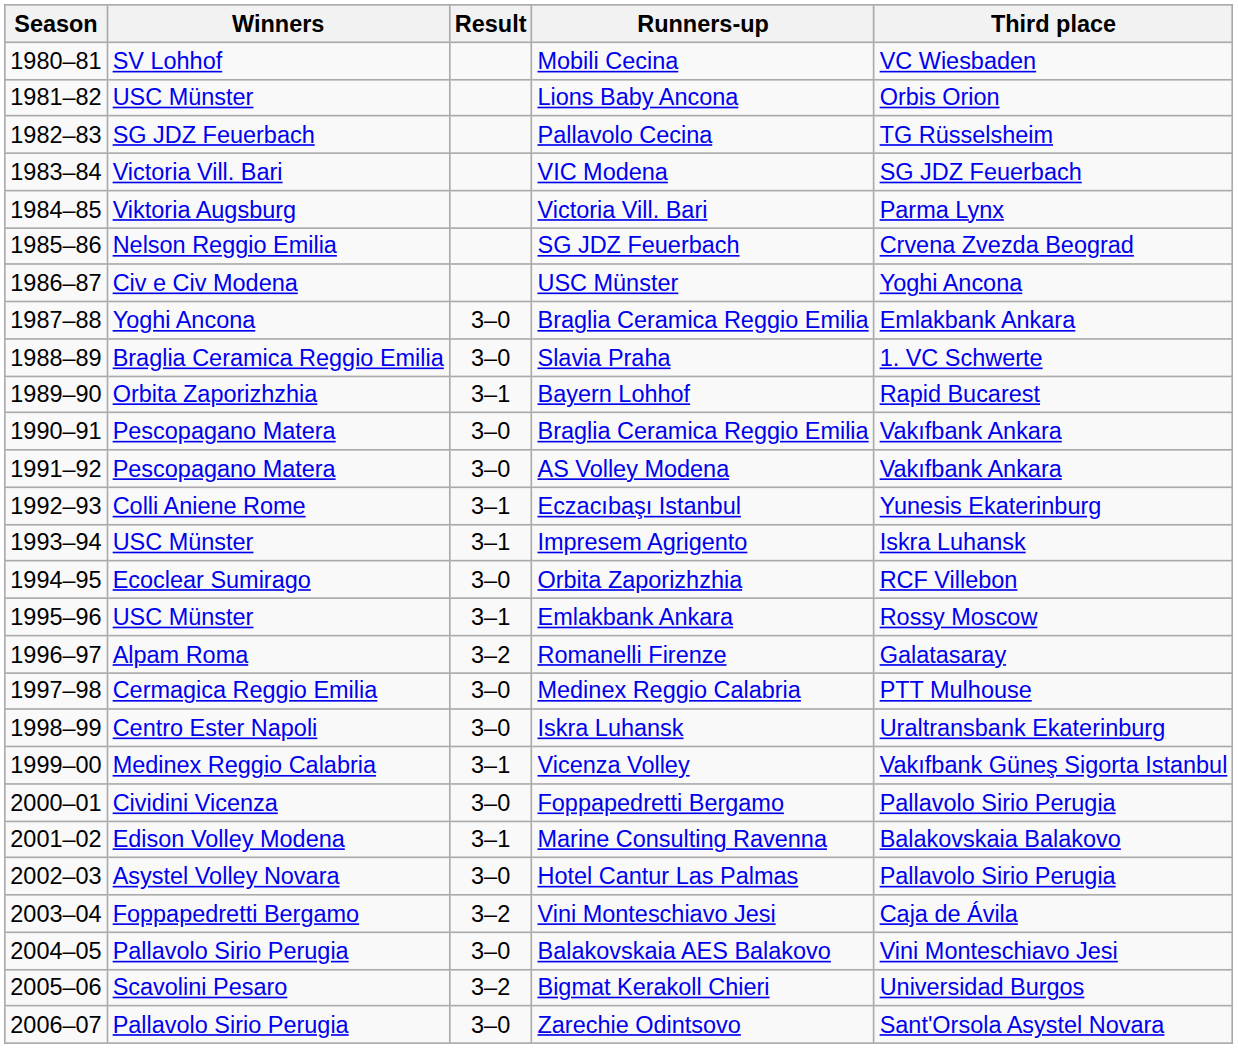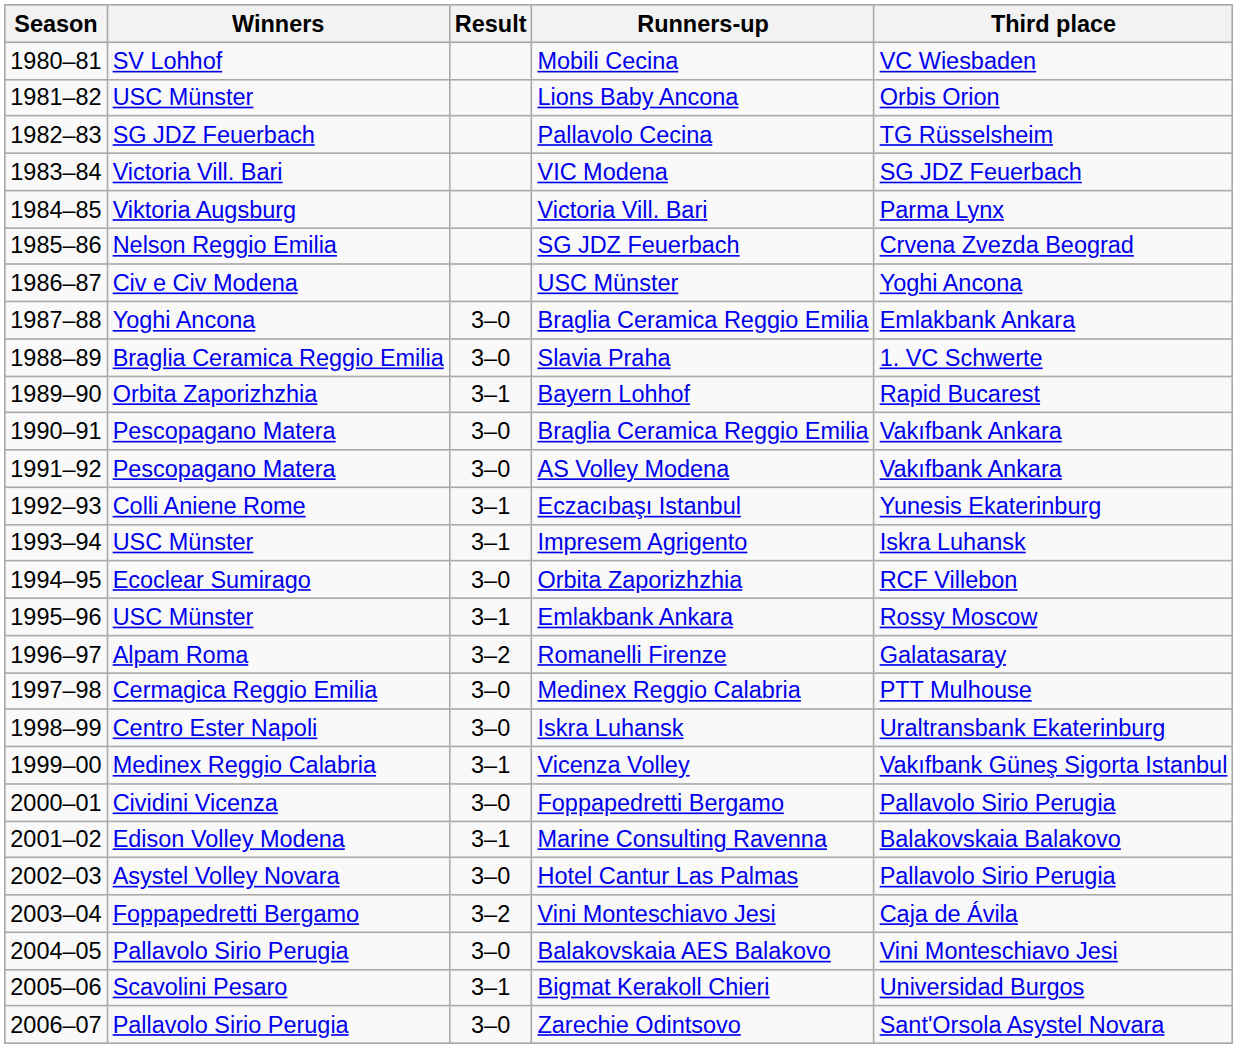(491, 988) 3–2 -> (491, 988) 3–1
